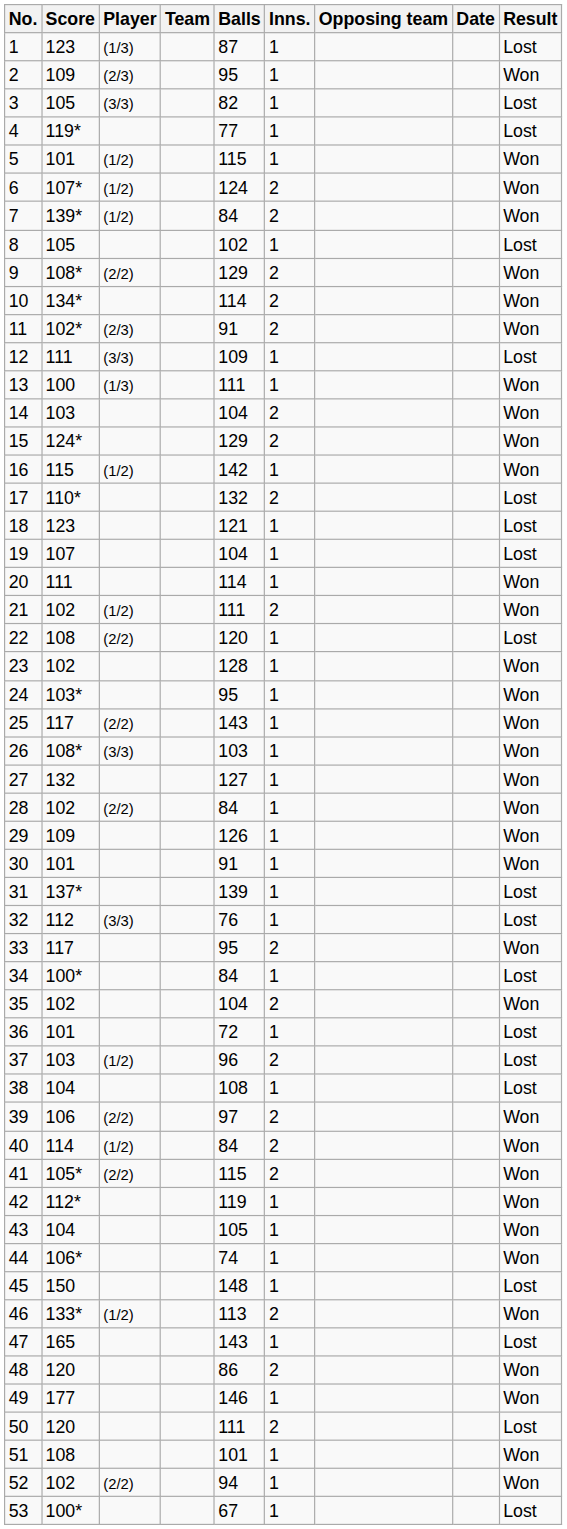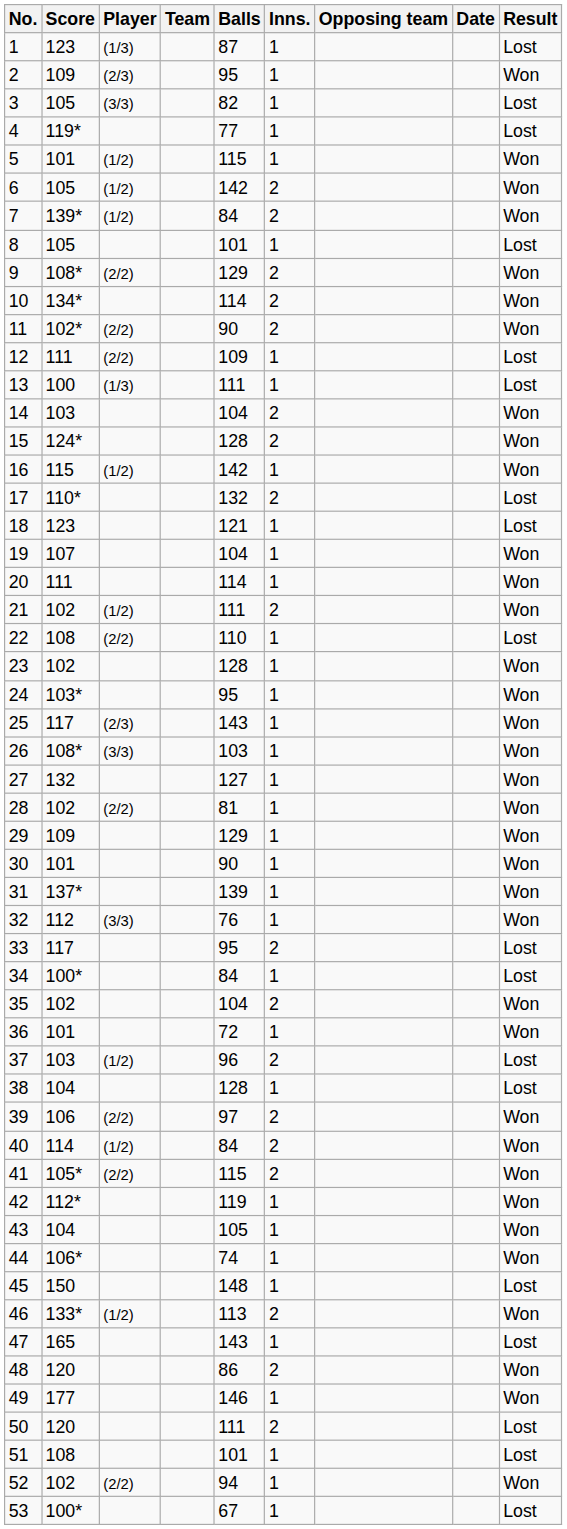(64, 188) 107* -> (60, 188) 105
(233, 188) 124 -> (233, 188) 142
(233, 244) 102 -> (233, 244) 101
(118, 330) (2/3) -> (118, 330) (2/2)
(228, 329) 91 -> (228, 329) 90
(118, 358) (3/3) -> (118, 358) (2/2)
(521, 385) Won -> (520, 385) Lost
(233, 441) 129 -> (233, 441) 128
(520, 554) Lost -> (521, 554) Won
(233, 638) 120 -> (232, 638) 110
(118, 724) (2/2) -> (118, 724) (2/3)
(228, 807) 84 -> (228, 807) 81
(233, 835) 126 -> (233, 835) 129
(228, 863) 91 -> (228, 863) 90
(520, 892) Lost -> (521, 892) Won
(520, 920) Lost -> (521, 920) Won
(521, 948) Won -> (520, 948) Lost
(520, 1032) Lost -> (521, 1032) Won
(233, 1089) 108 -> (233, 1089) 128
(521, 1455) Won -> (520, 1455) Lost
